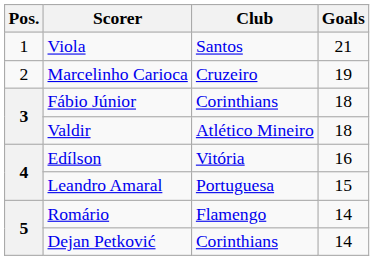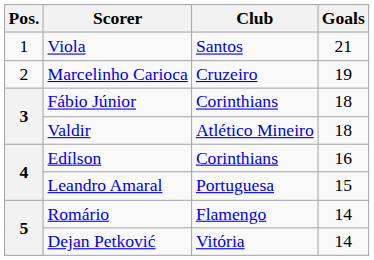(220, 158) Vitória -> (237, 158) Corinthians
(237, 241) Corinthians -> (220, 241) Vitória
